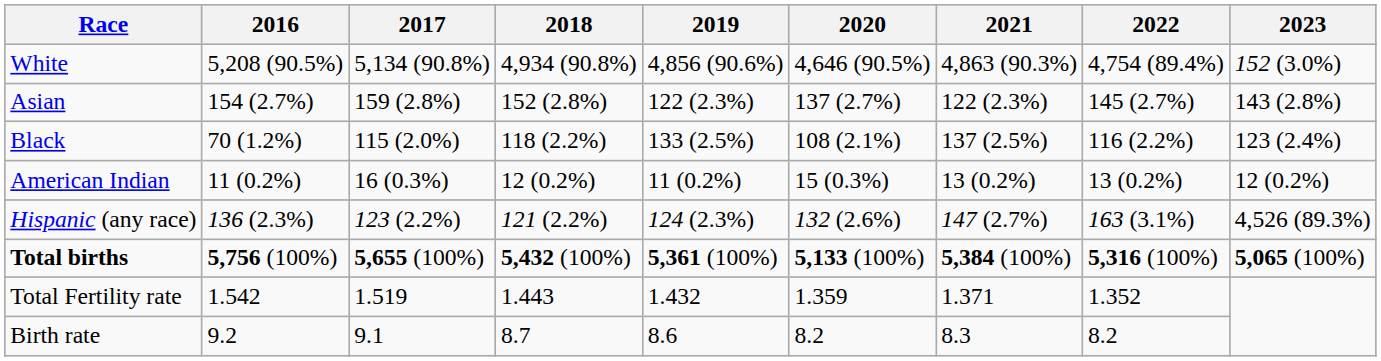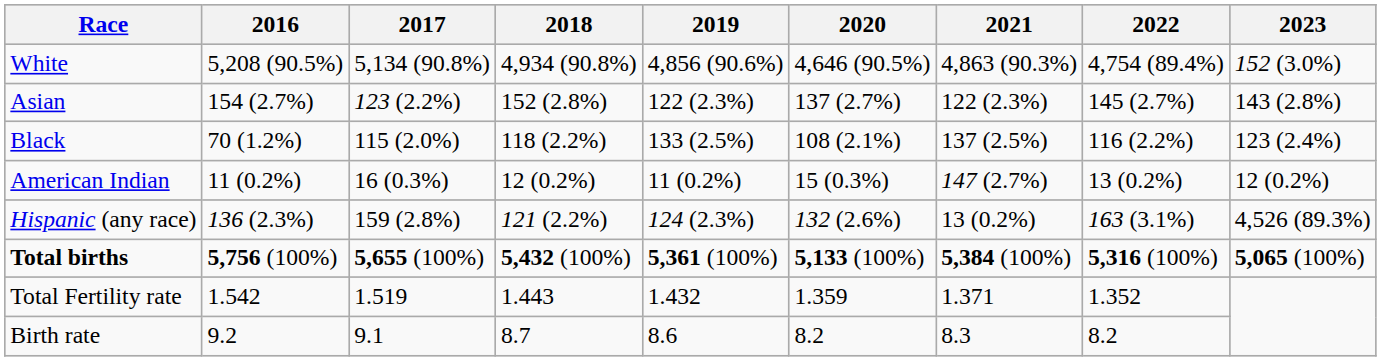(407, 102) 159 (2.8%) -> (407, 102) 123 (2.2%)
(989, 180) 13 (0.2%) -> (994, 180) 147 (2.7%)
(407, 219) 123 (2.2%) -> (407, 219) 159 (2.8%)
(994, 219) 147 (2.7%) -> (989, 219) 13 (0.2%)
